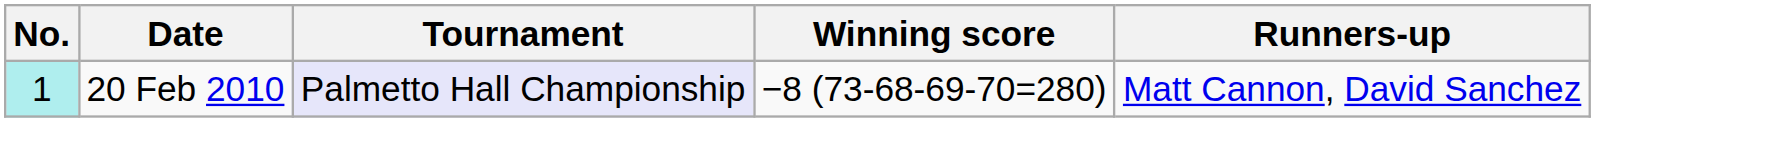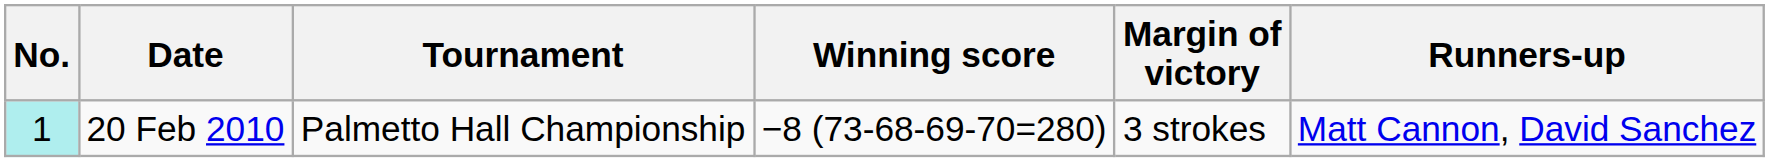+ column: (1202, 53)
(523, 89) lavender background -> (523, 129) no background
